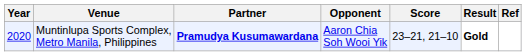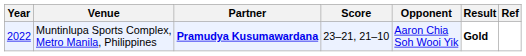columns swapped: (355, 13) <-> (425, 13)
(19, 36) 2020 -> (19, 36) 2022
